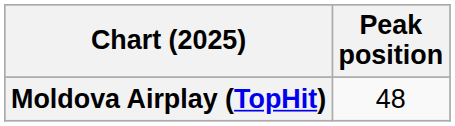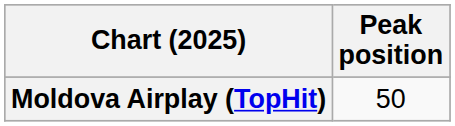(391, 98) 48 -> (391, 98) 50
